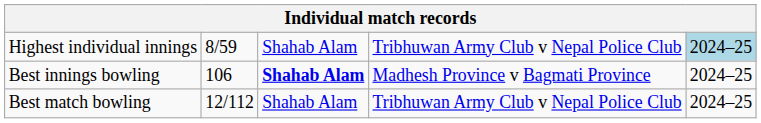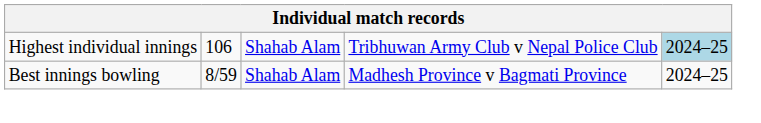(221, 46) 8/59 -> (219, 46) 106
(219, 74) 106 -> (221, 74) 8/59
(313, 74) bold -> (293, 74) normal
- row: (80, 103)
